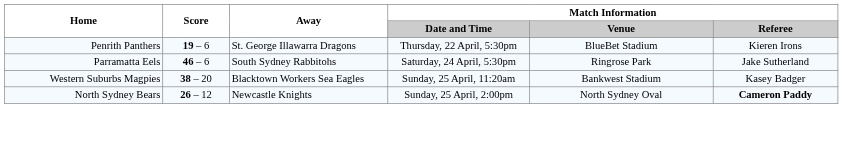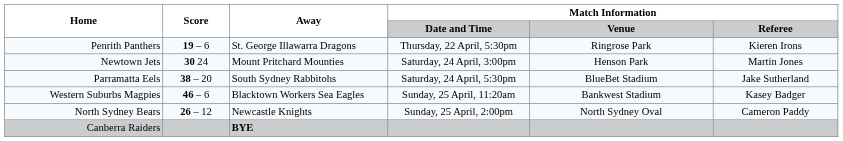(621, 45) BlueBet Stadium -> (621, 45) Ringrose Park
+ row: (131, 62)
(196, 62) 46 – 6 -> (196, 78) 38 – 20
(621, 62) Ringrose Park -> (621, 78) BlueBet Stadium
(196, 78) 38 – 20 -> (196, 95) 46 – 6
(775, 95) bold -> (775, 111) normal
+ row: (124, 128)
